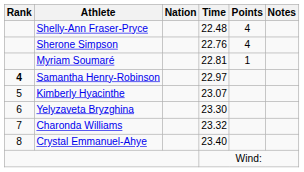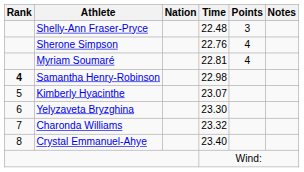(247, 28) 4 -> (247, 28) 3
(247, 61) 1 -> (247, 61) 4
(214, 77) 22.97 -> (214, 77) 22.98
